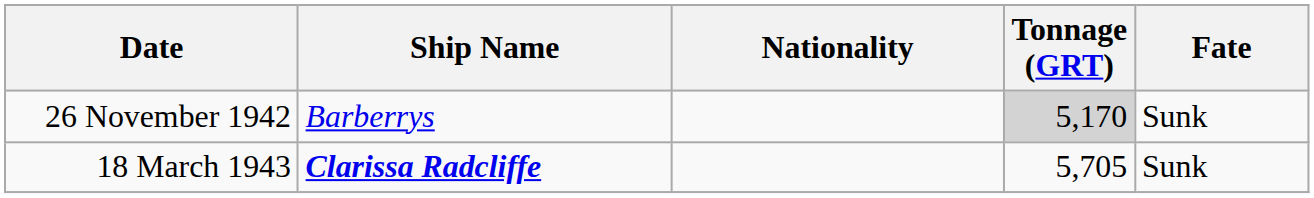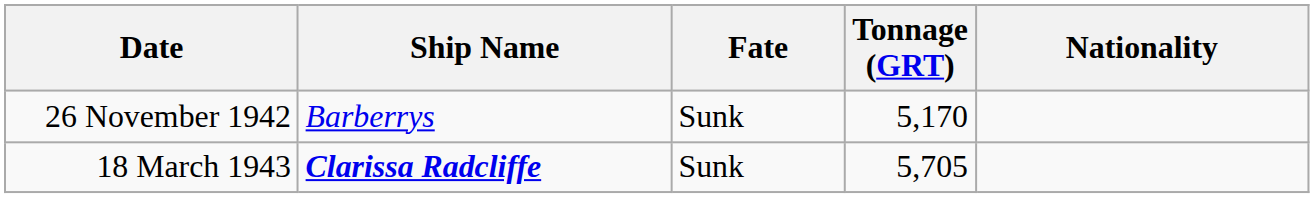columns swapped: (838, 47) <-> (1221, 47)
(1091, 116) lightgrey background -> (932, 116) no background
